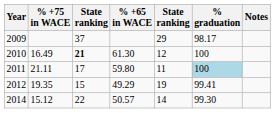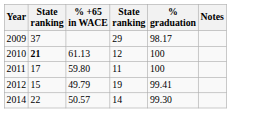- column: (50, 17)
(123, 54) 61.30 -> (79, 54) 61.13
(201, 69) lightblue background -> (157, 69) no background
(123, 85) 49.29 -> (79, 85) 49.79
